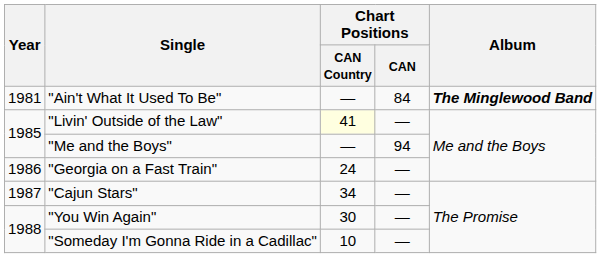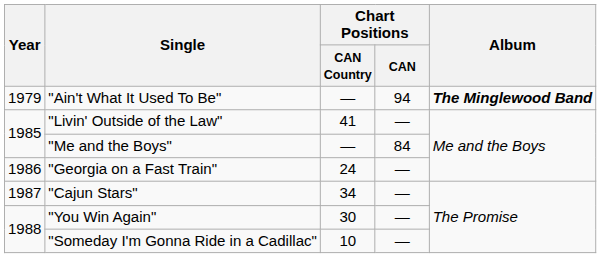(25, 97) 1981 -> (25, 97) 1979
(402, 97) 84 -> (402, 97) 94
(348, 121) lightyellow background -> (348, 121) no background
(402, 145) 94 -> (402, 145) 84
